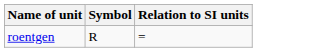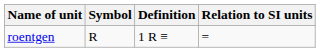+ column: (167, 15)
